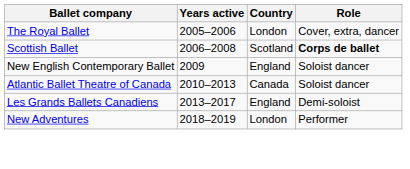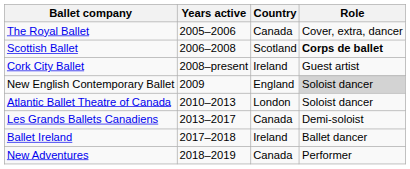(268, 31) London -> (273, 31) Canada
+ row: (46, 66)
(334, 66) no background -> (337, 84) lightgrey background
(269, 84) Canada -> (272, 102) London
(270, 102) England -> (273, 119) Canada
+ row: (40, 137)
(268, 119) London -> (273, 155) Canada
